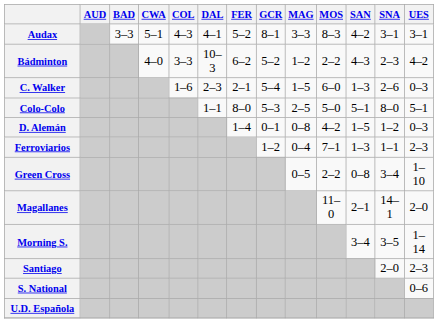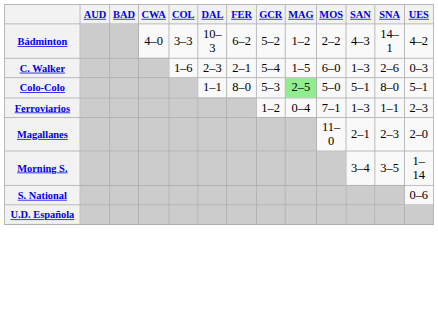- row: (42, 34)
(390, 61) 2–3 -> (390, 41) 14–1
(301, 107) no background -> (301, 87) lightgreen background
- row: (42, 128)
- row: (42, 174)
(390, 207) 14–1 -> (390, 134) 2–3
- row: (42, 269)
